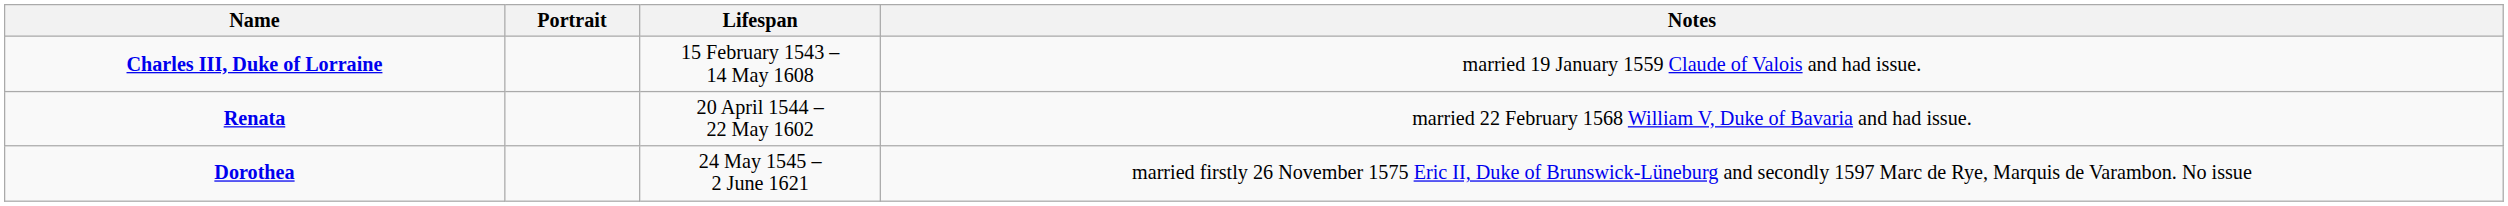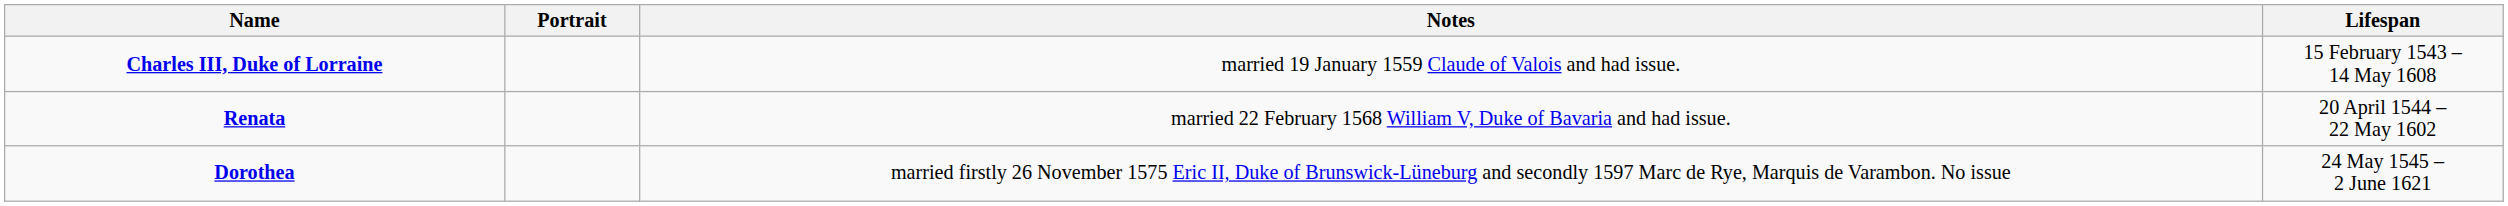columns swapped: (760, 20) <-> (1692, 20)
